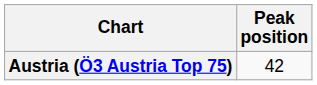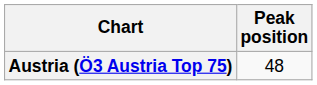(274, 65) 42 -> (274, 65) 48
